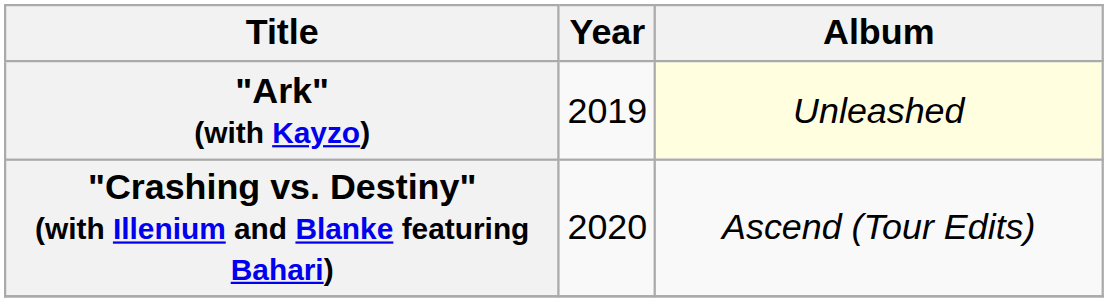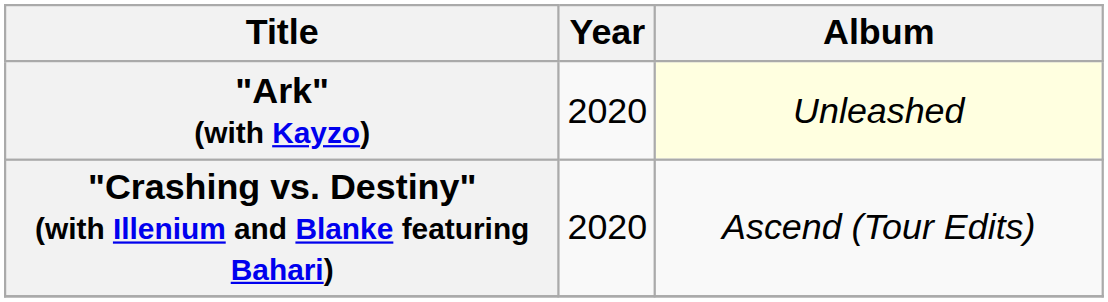(607, 109) 2019 -> (607, 109) 2020
